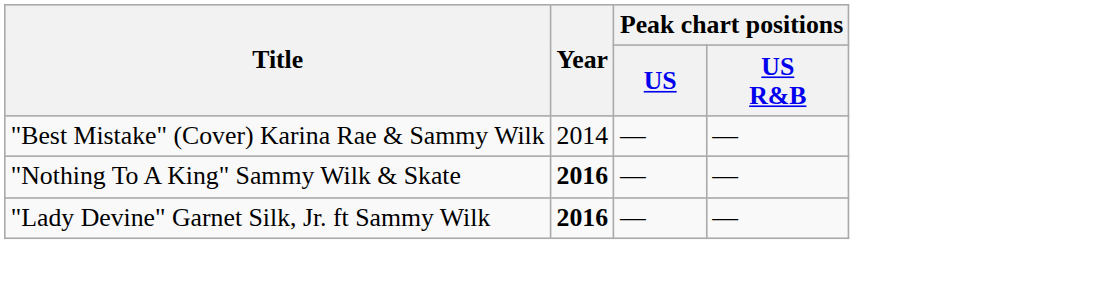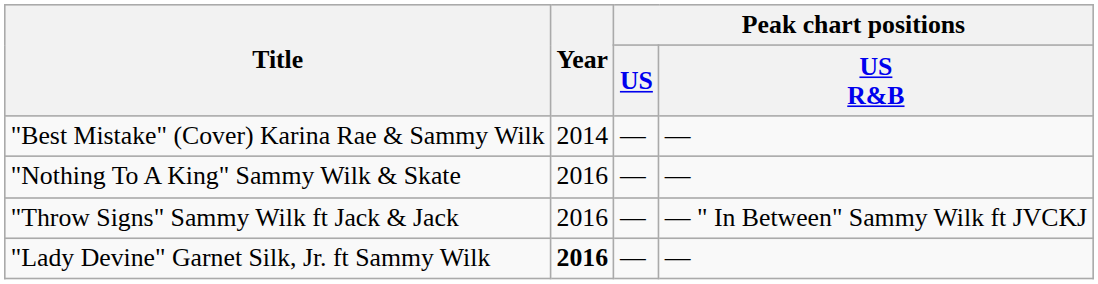(582, 176) bold -> (582, 176) normal
+ row: (235, 217)
